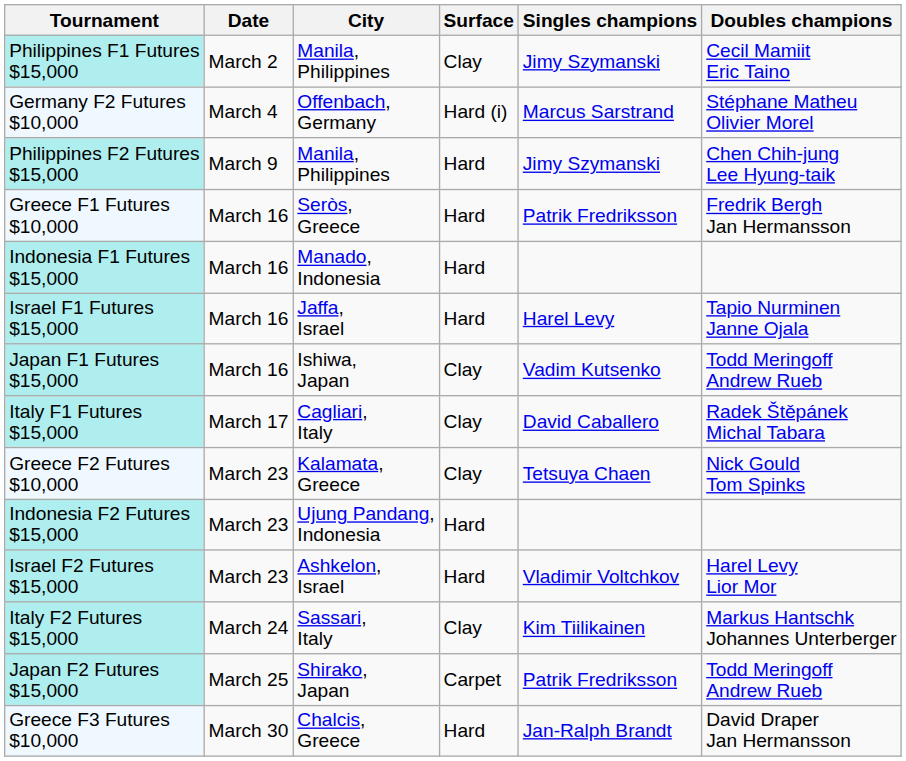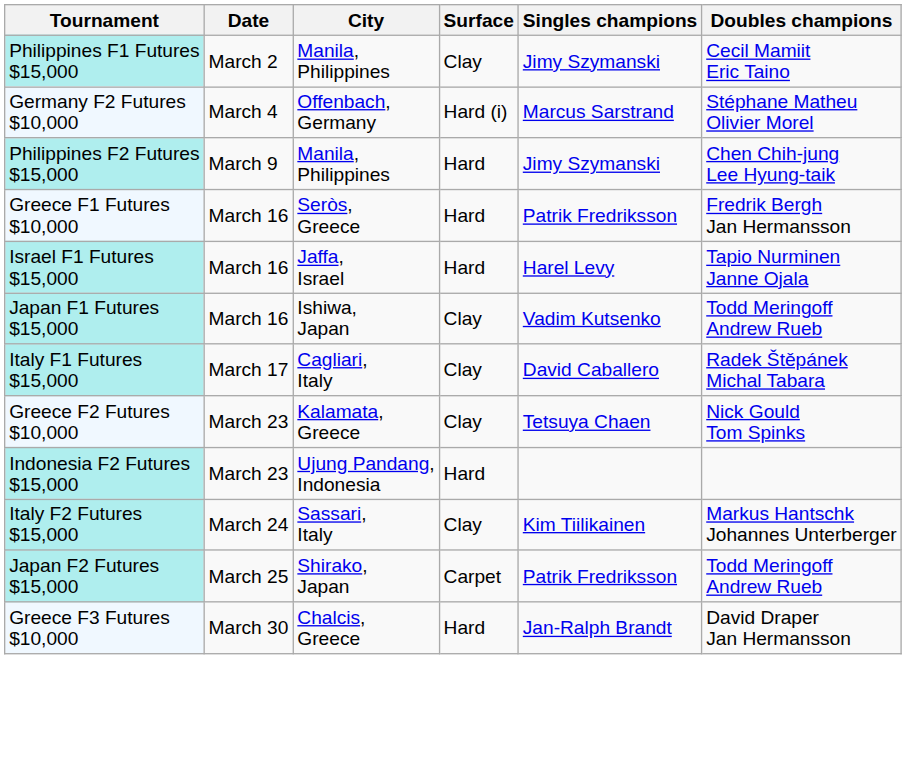- row: (100, 267)
- row: (81, 576)
